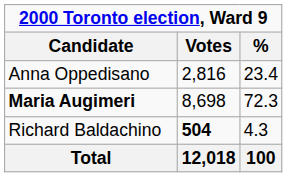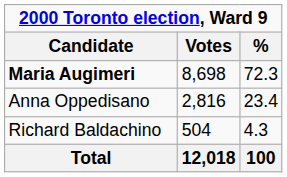rows swapped: (72, 102) <-> (79, 74)
(196, 130) bold -> (196, 130) normal
